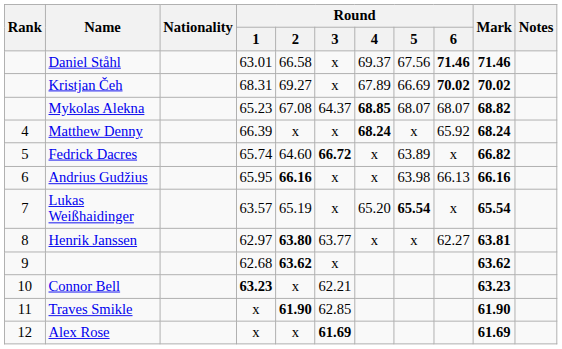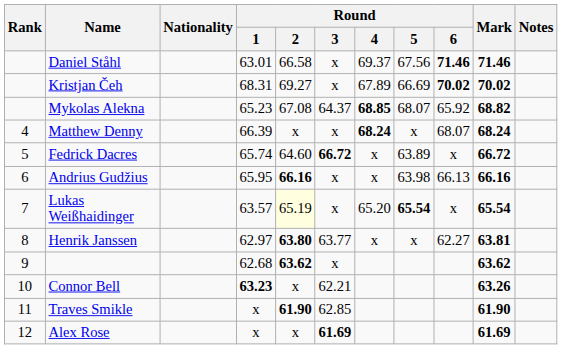(453, 108) 68.07 -> (453, 108) 65.92
(453, 131) 65.92 -> (453, 131) 68.07
(494, 154) 66.82 -> (494, 154) 66.72
(295, 208) no background -> (295, 208) lightyellow background
(494, 286) 63.23 -> (494, 286) 63.26
